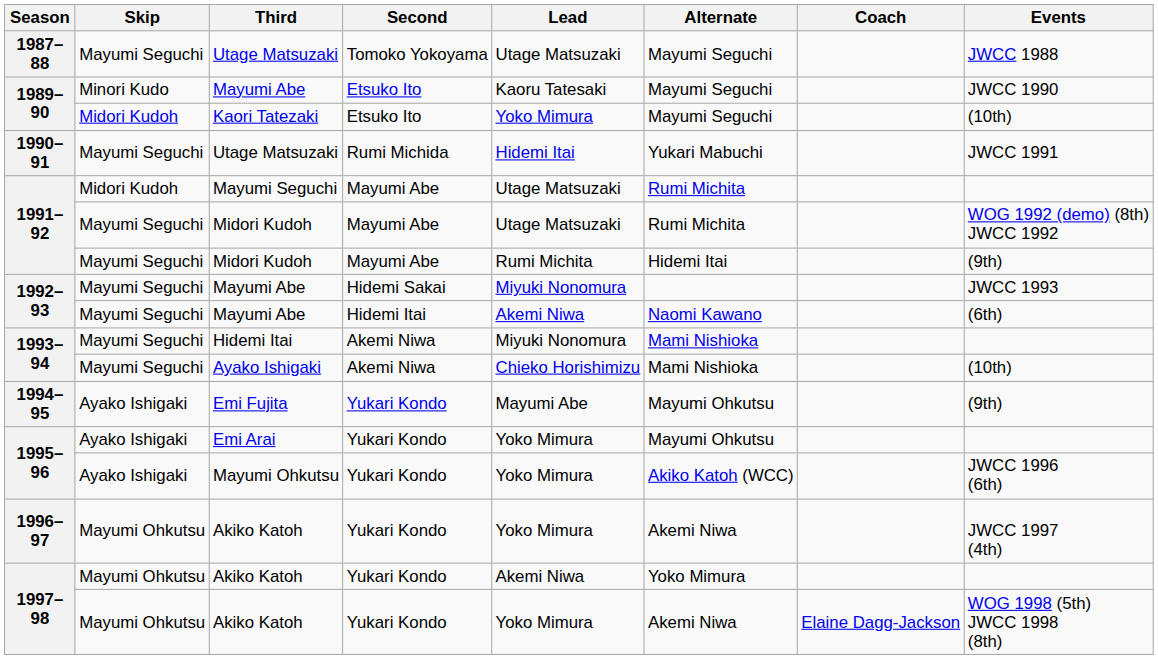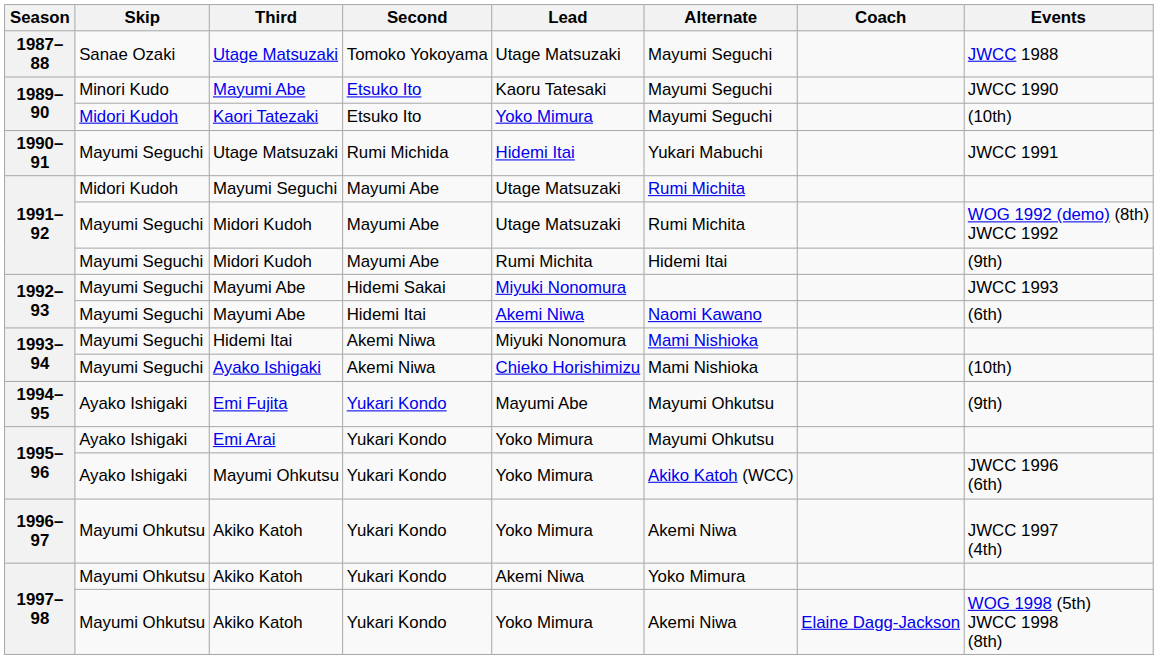(141, 53) Mayumi Seguchi -> (127, 53) Sanae Ozaki
